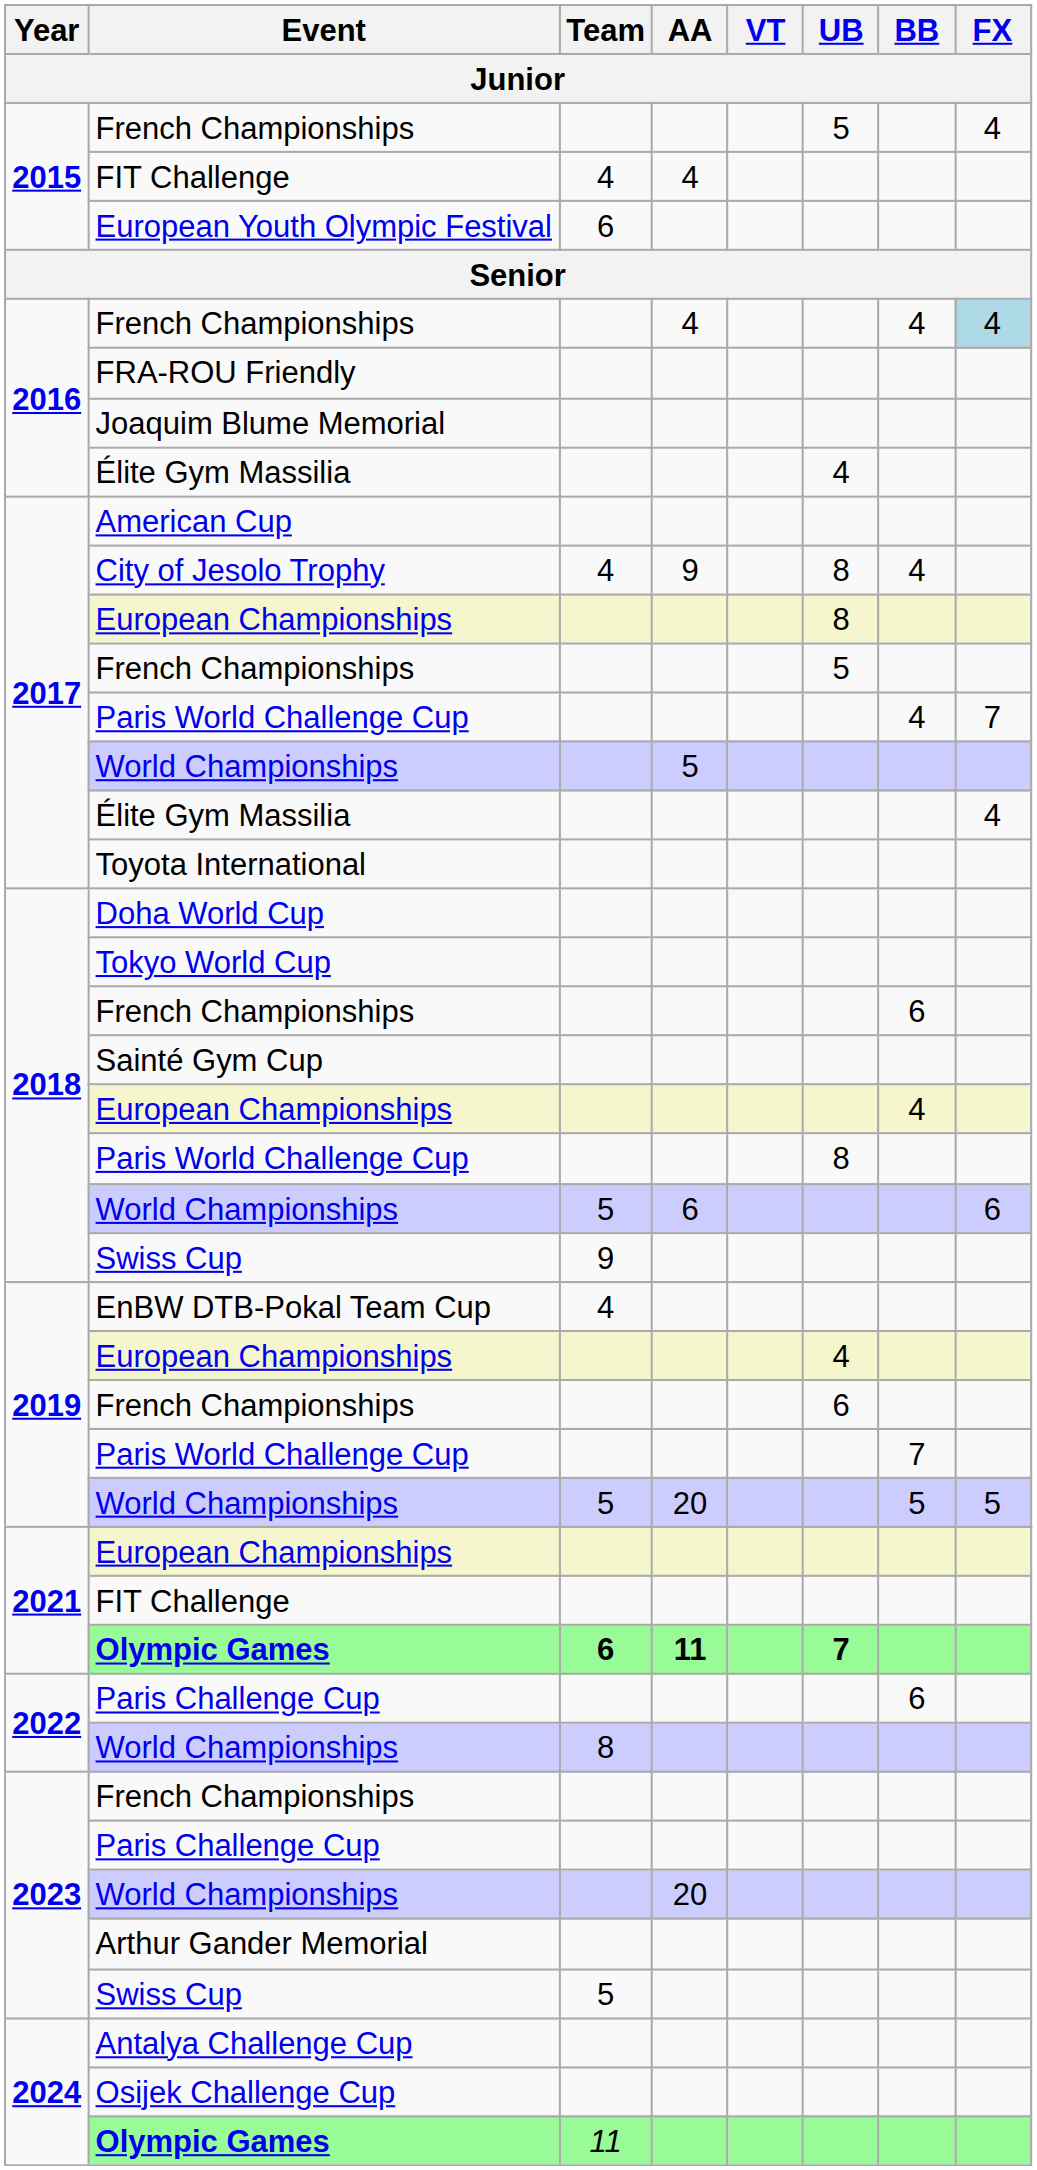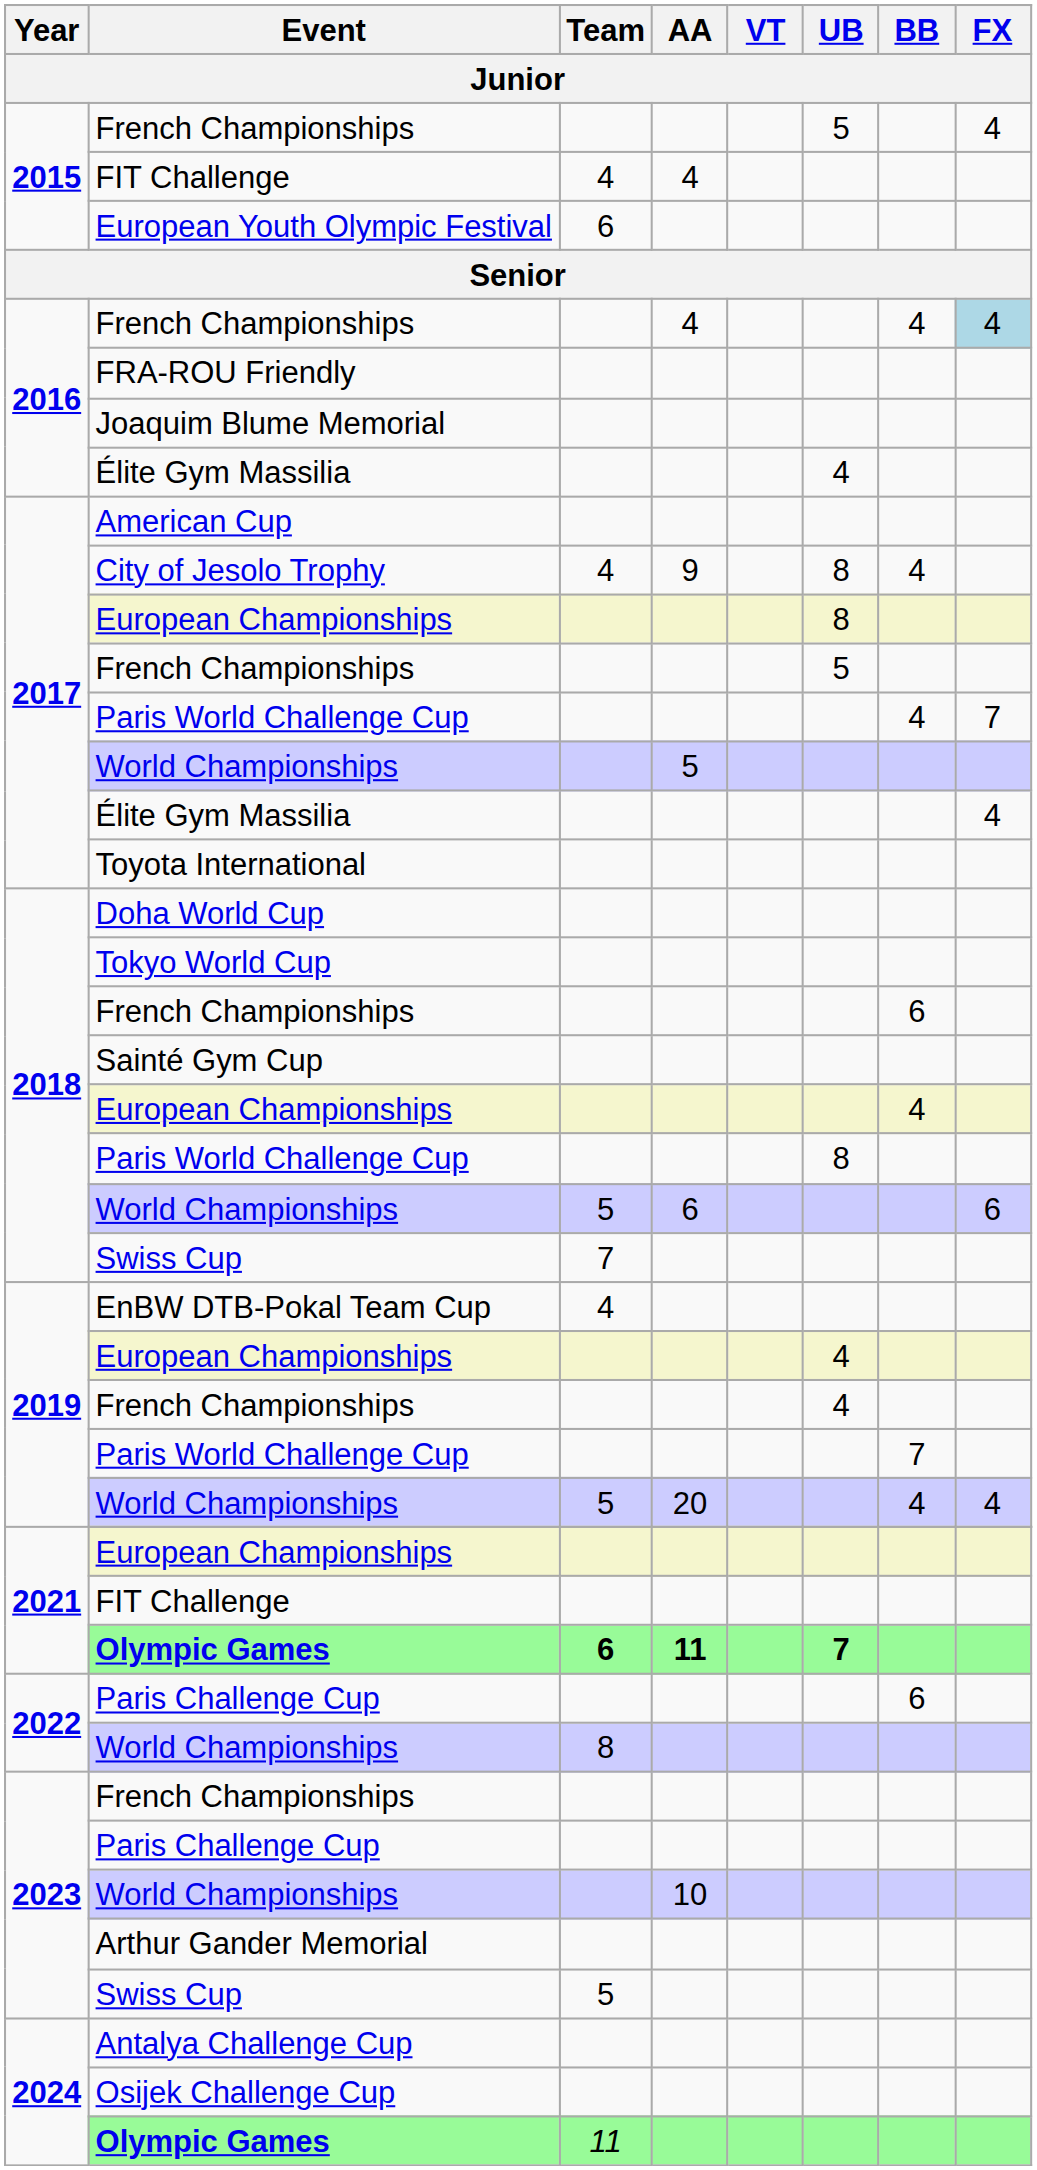(606, 1257) 9 -> (606, 1257) 7
(841, 1404) 6 -> (841, 1404) 4
(917, 1502) 5 -> (917, 1502) 4
(992, 1502) 5 -> (992, 1502) 4
(690, 1895) 20 -> (690, 1895) 10
